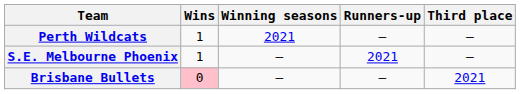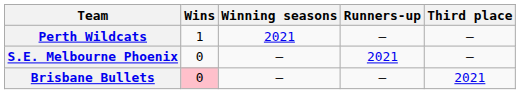(200, 57) 1 -> (200, 57) 0
